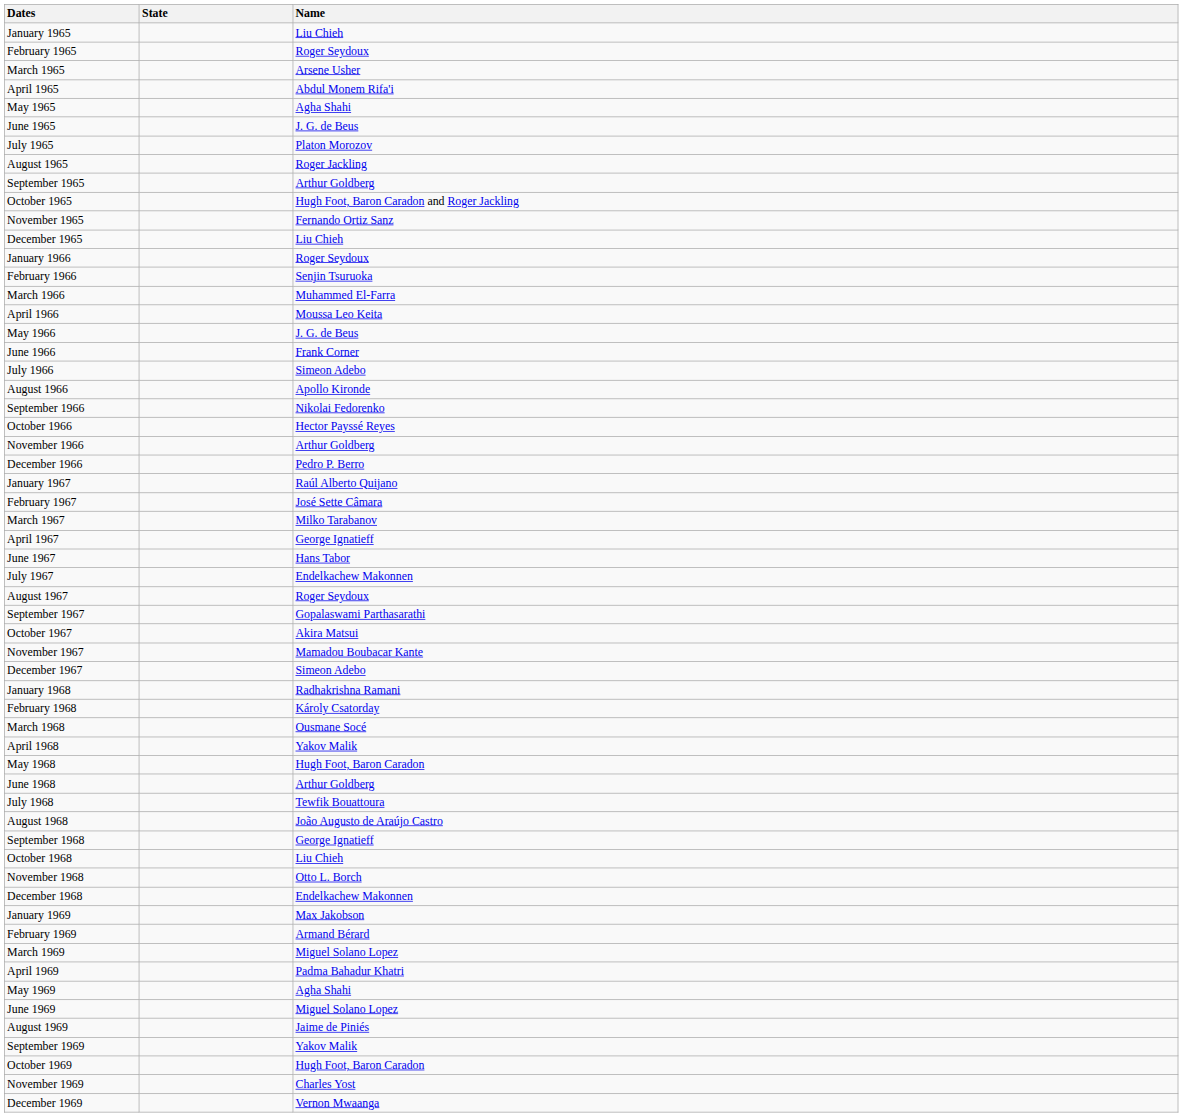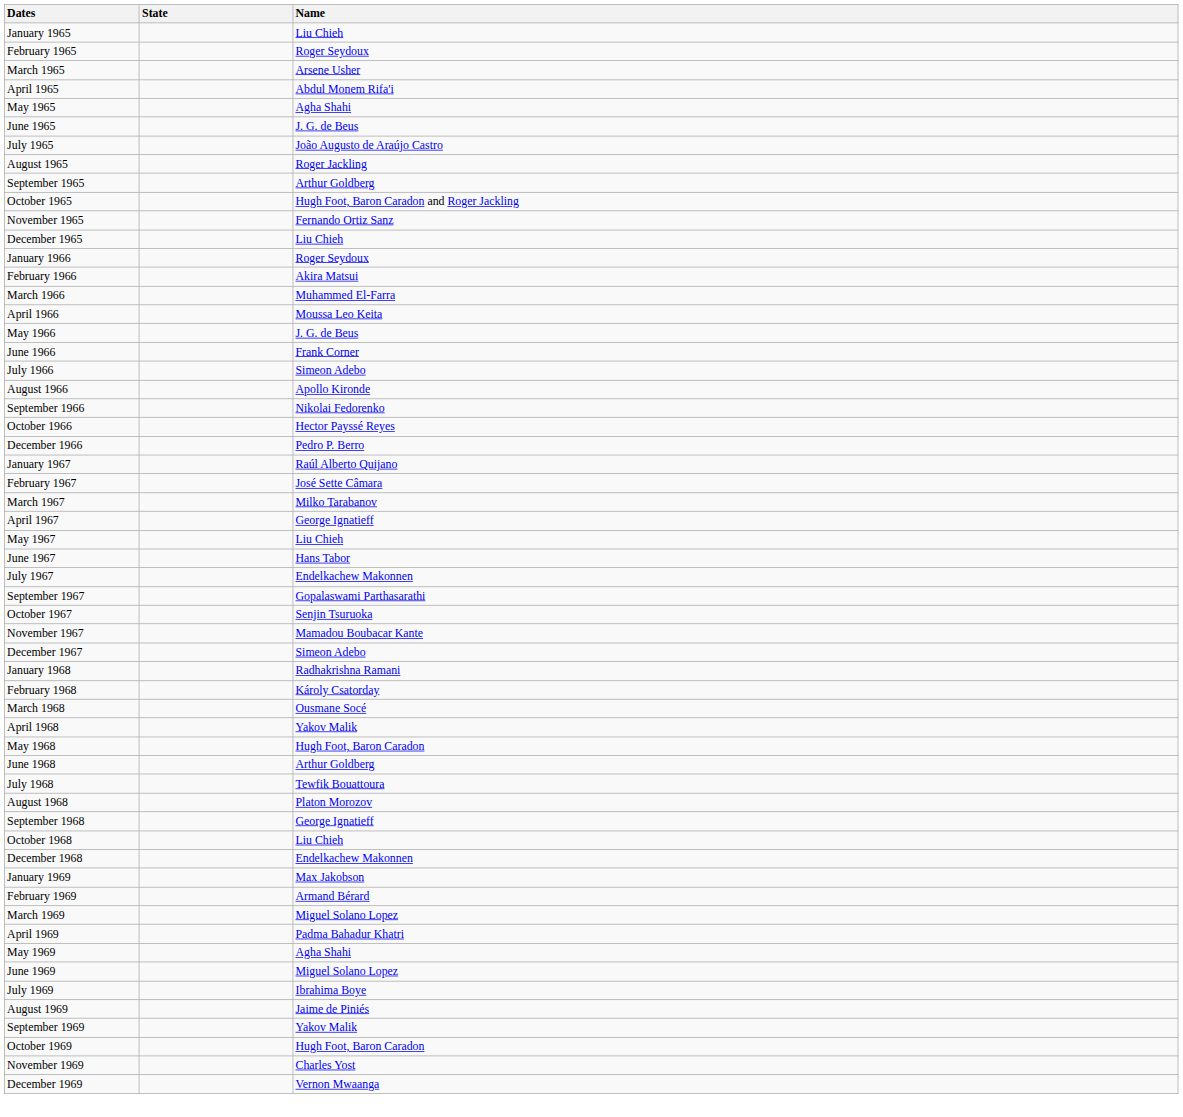(334, 145) Platon Morozov -> (369, 145) João Augusto de Araújo Castro
(334, 276) Senjin Tsuruoka -> (327, 276) Akira Matsui
- row: (45, 445)
+ row: (31, 539)
- row: (38, 595)
(327, 633) Akira Matsui -> (334, 614) Senjin Tsuruoka
(369, 821) João Augusto de Araújo Castro -> (334, 802) Platon Morozov
- row: (45, 877)
+ row: (30, 990)
